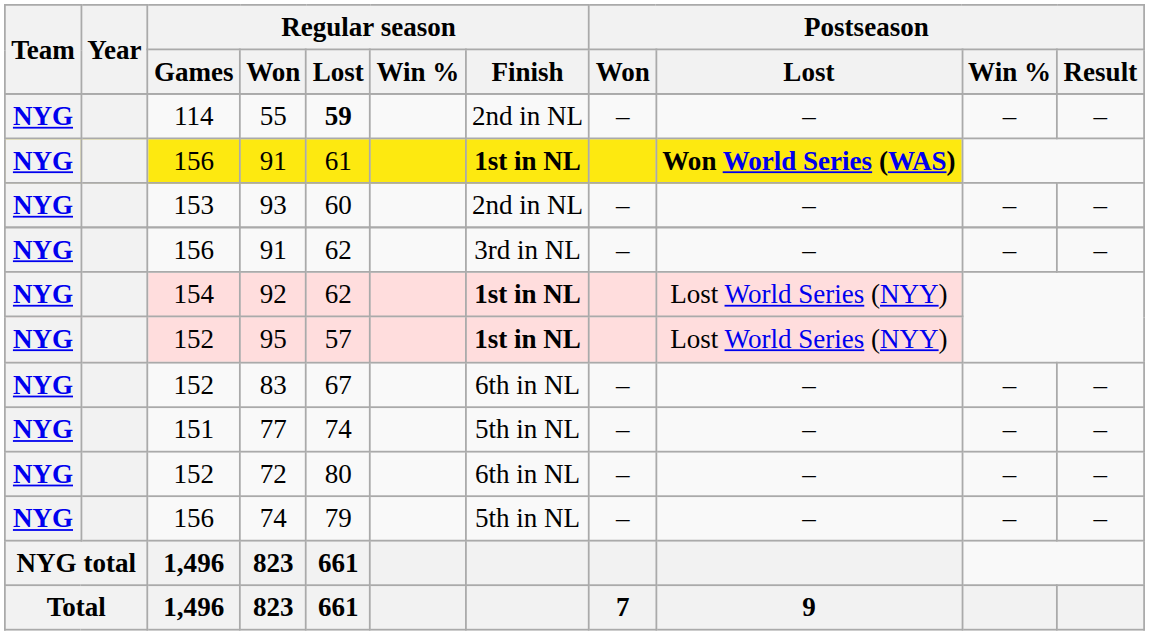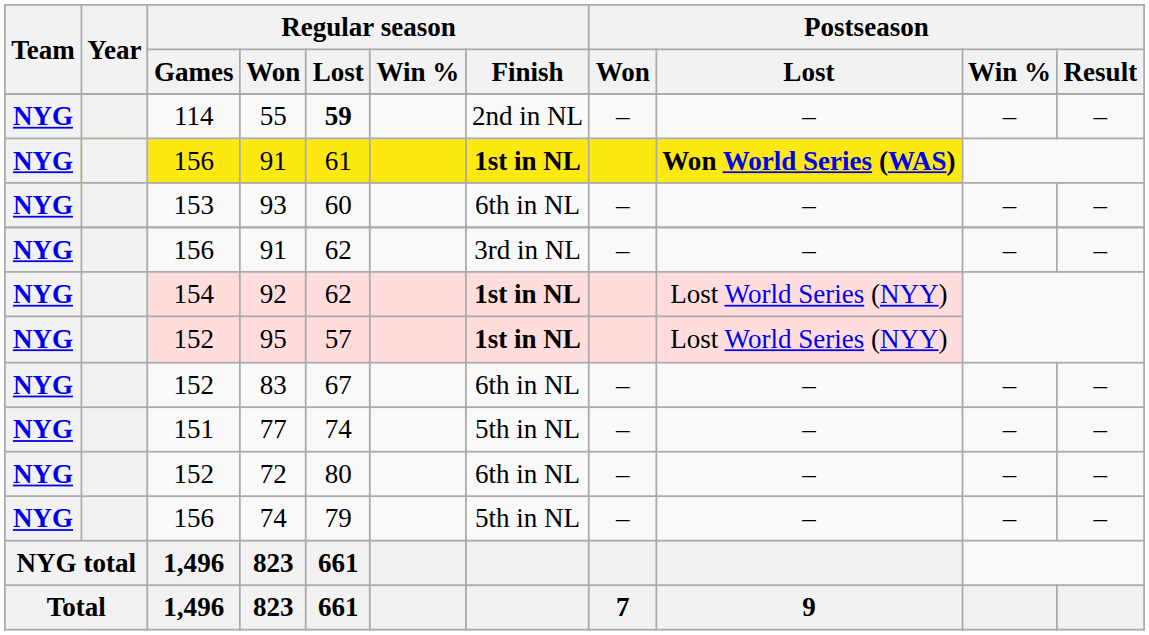(528, 205) 2nd in NL -> (528, 205) 6th in NL
